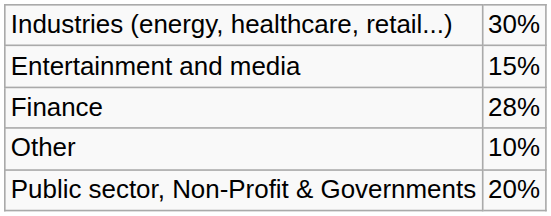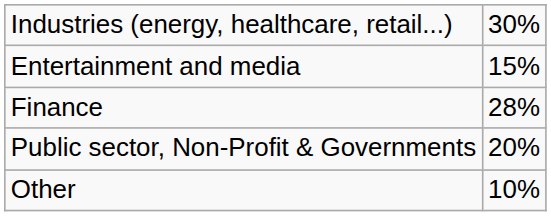rows swapped: (243, 189) <-> (43, 148)
